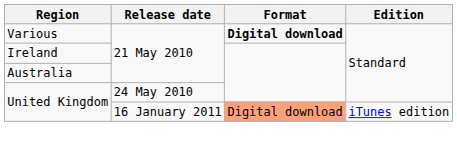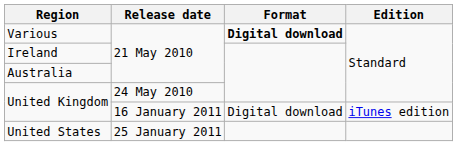(285, 112) lightsalmon background -> (285, 112) no background
+ row: (54, 131)
